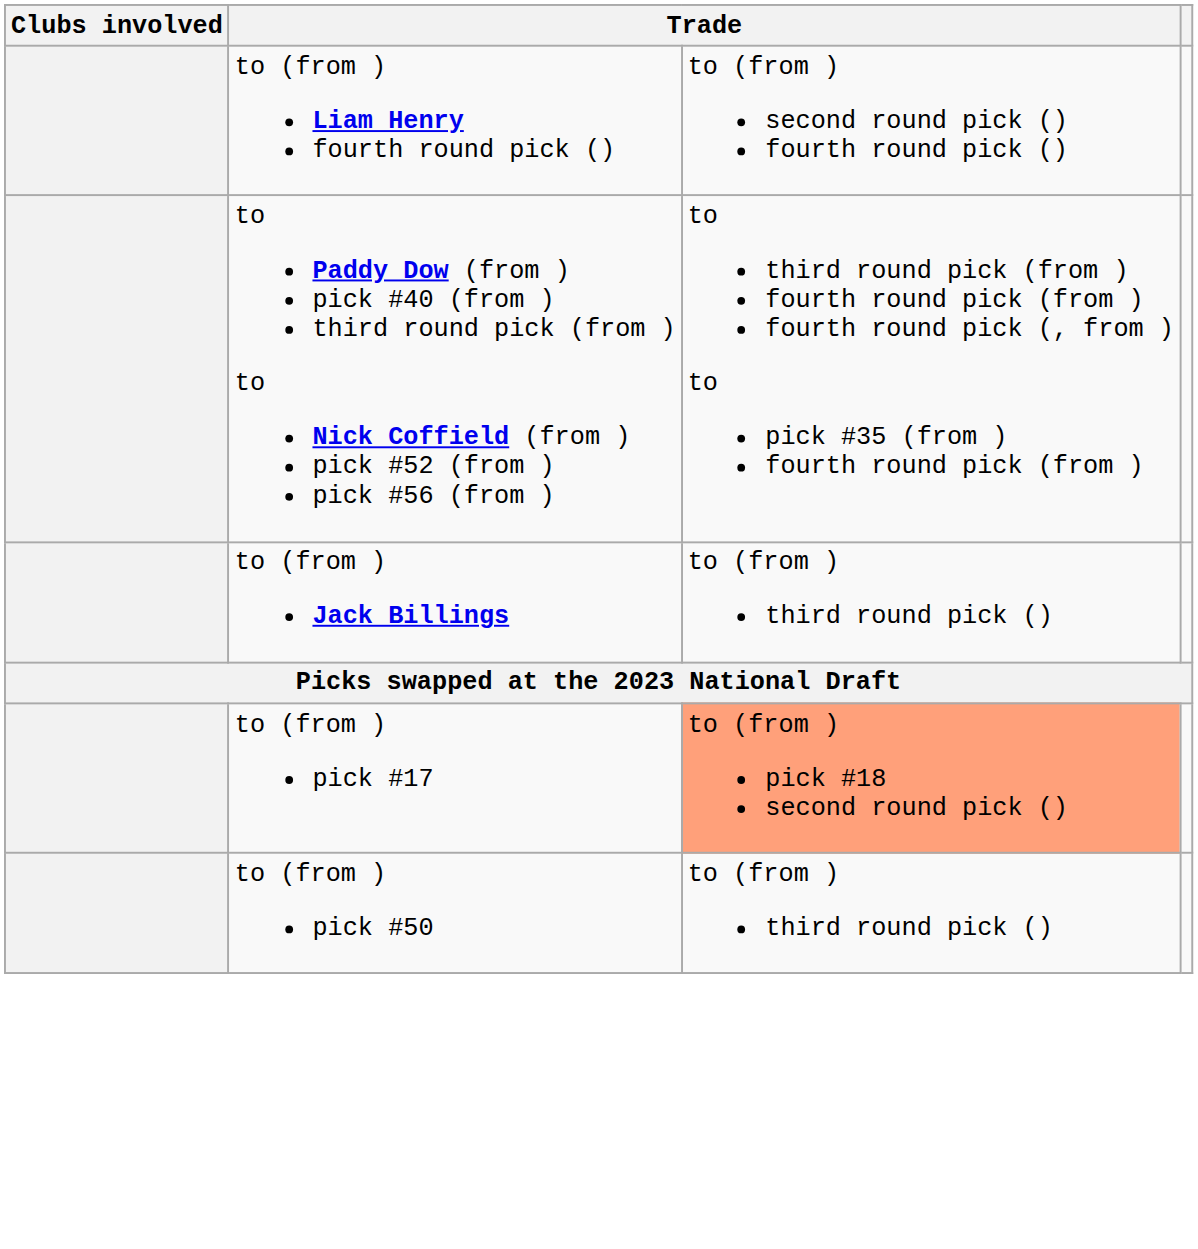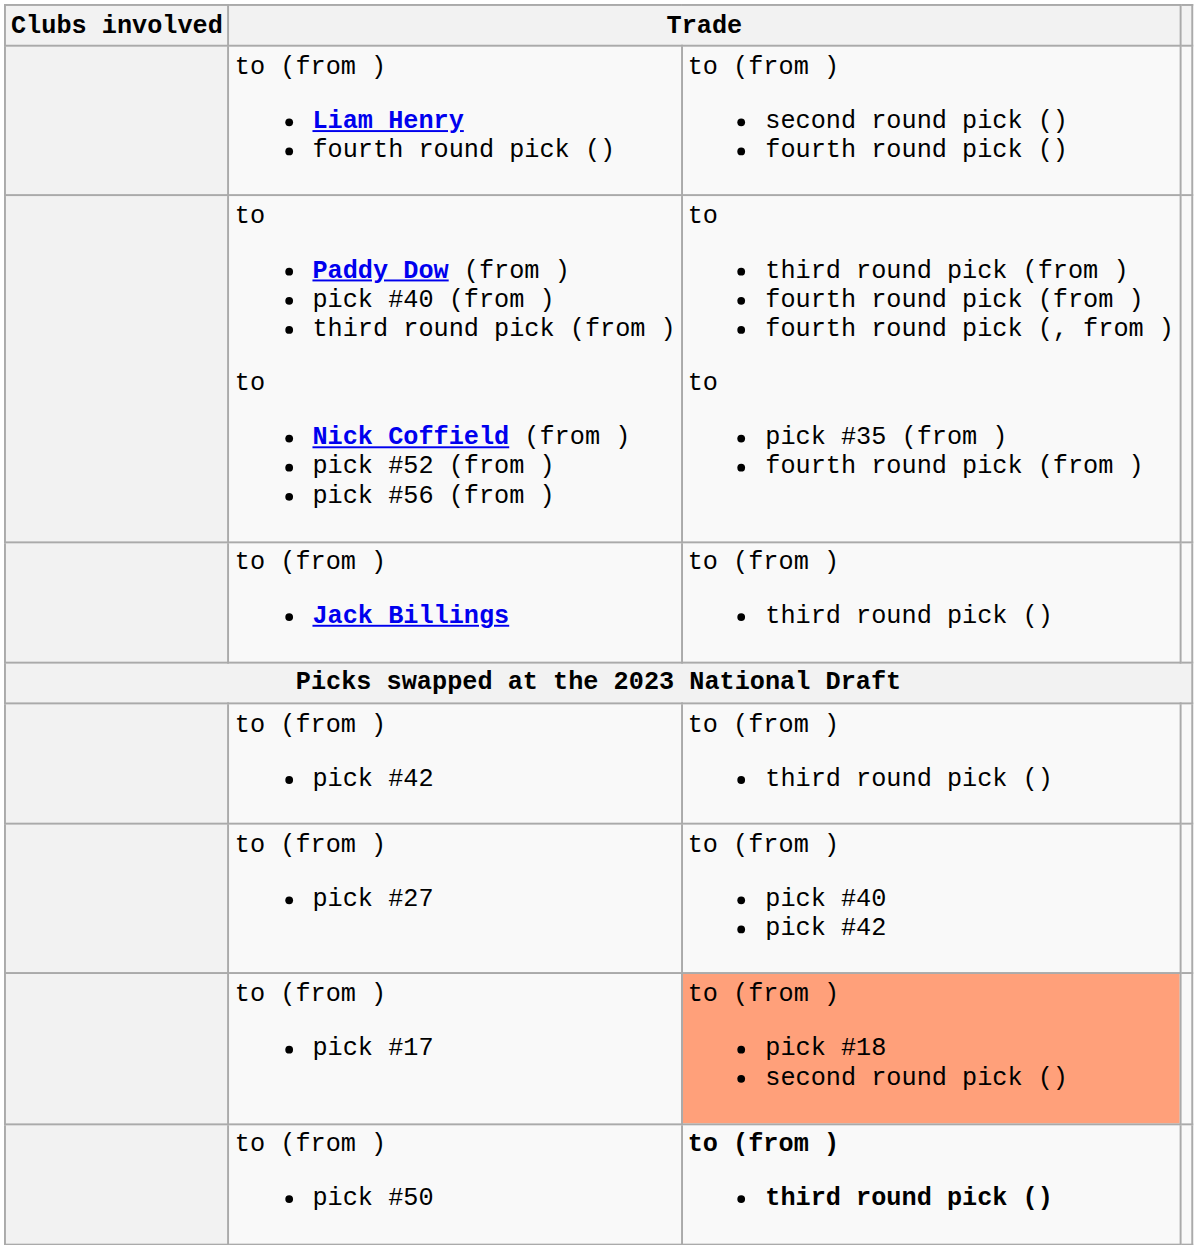+ row: (455, 751)
+ row: (455, 872)
(931, 901) normal -> (931, 1171) bold
